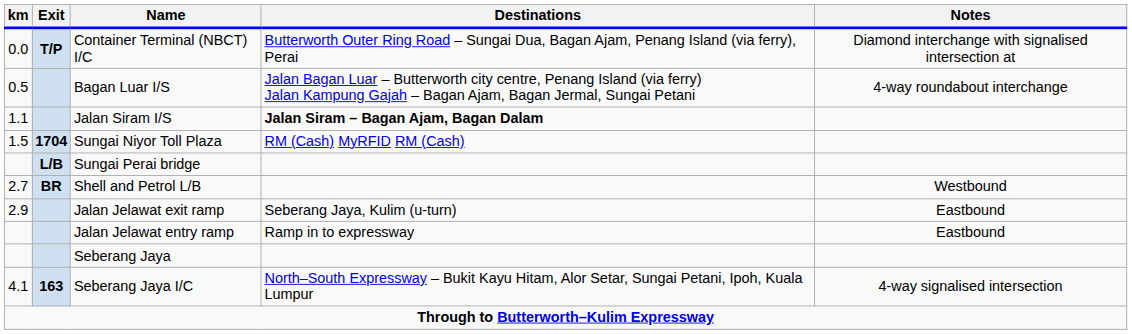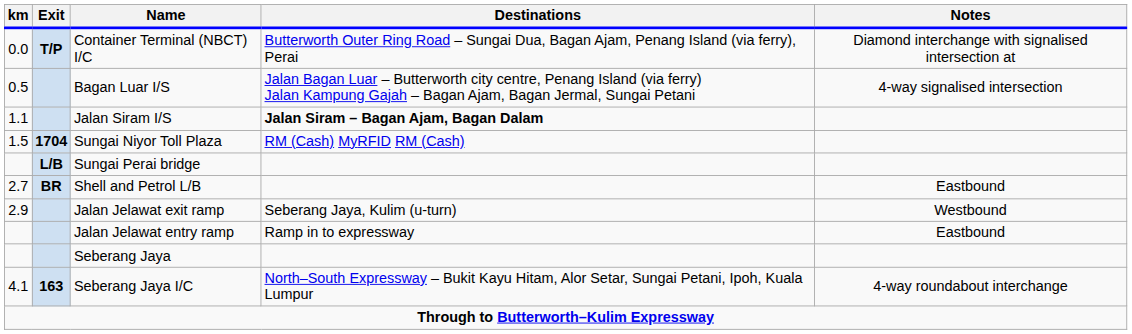(971, 87) 4-way roundabout interchange -> (971, 87) 4-way signalised intersection
(971, 187) Westbound -> (971, 187) Eastbound
(971, 209) Eastbound -> (971, 209) Westbound
(971, 286) 4-way signalised intersection -> (971, 286) 4-way roundabout interchange
